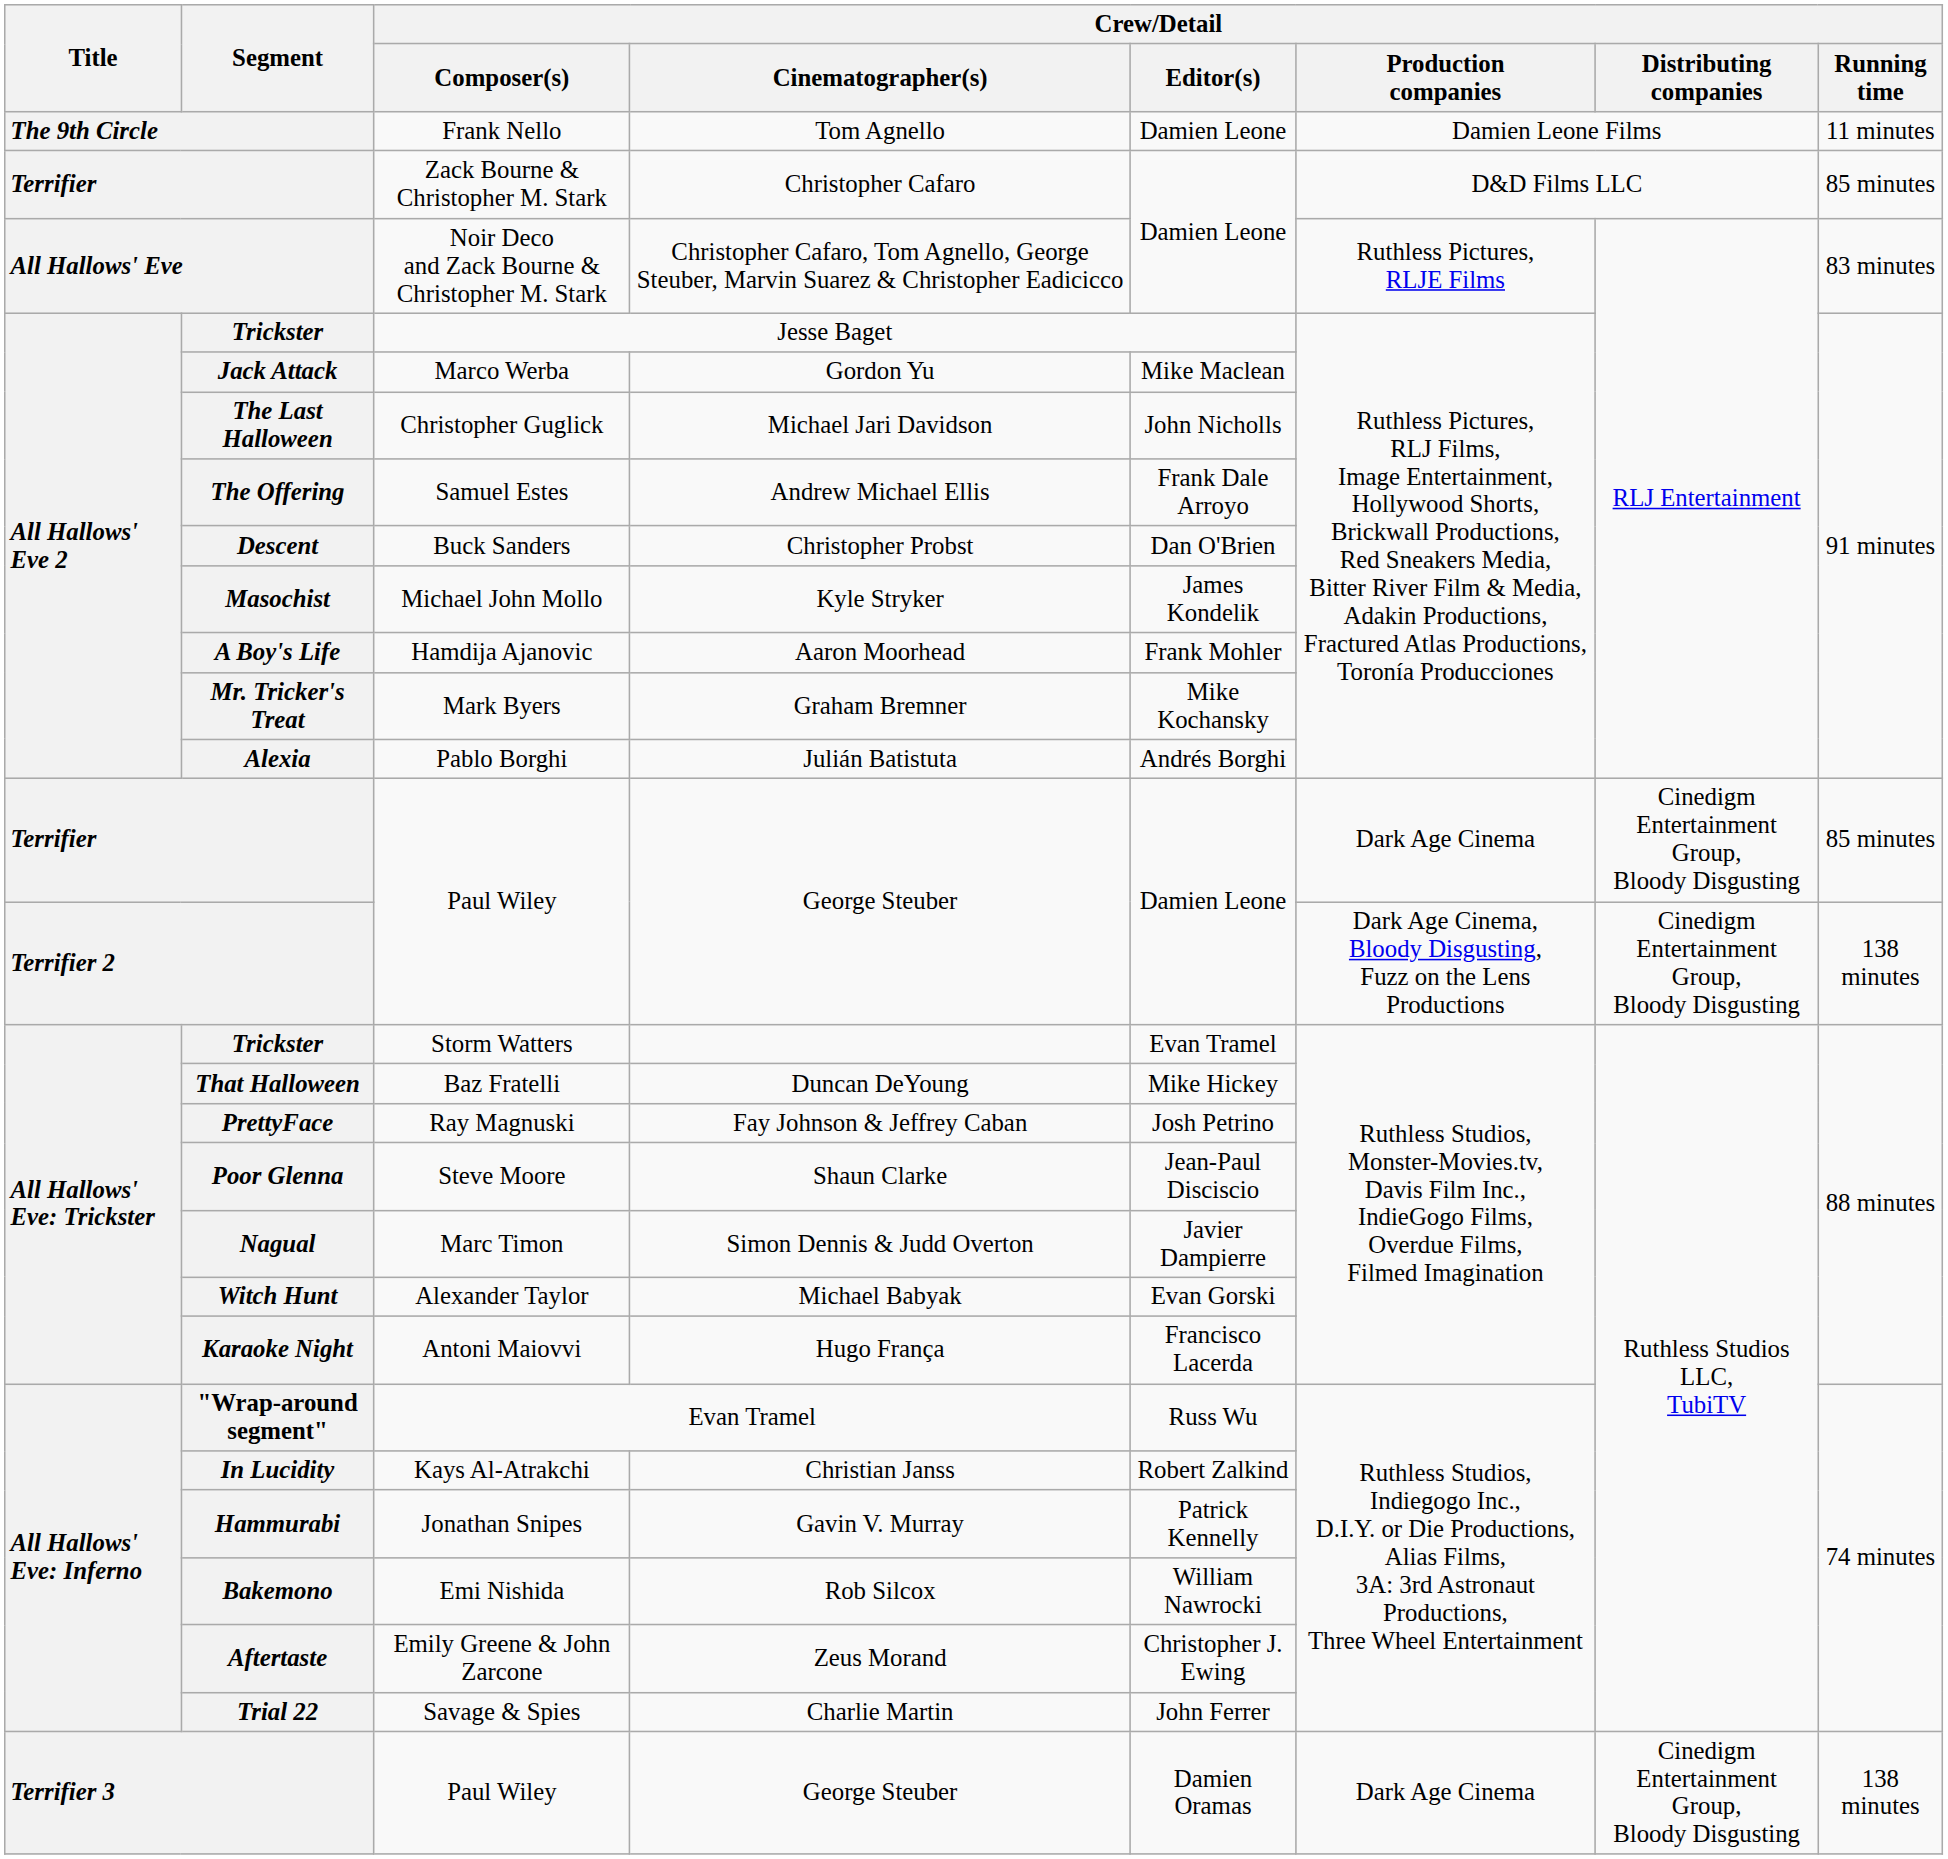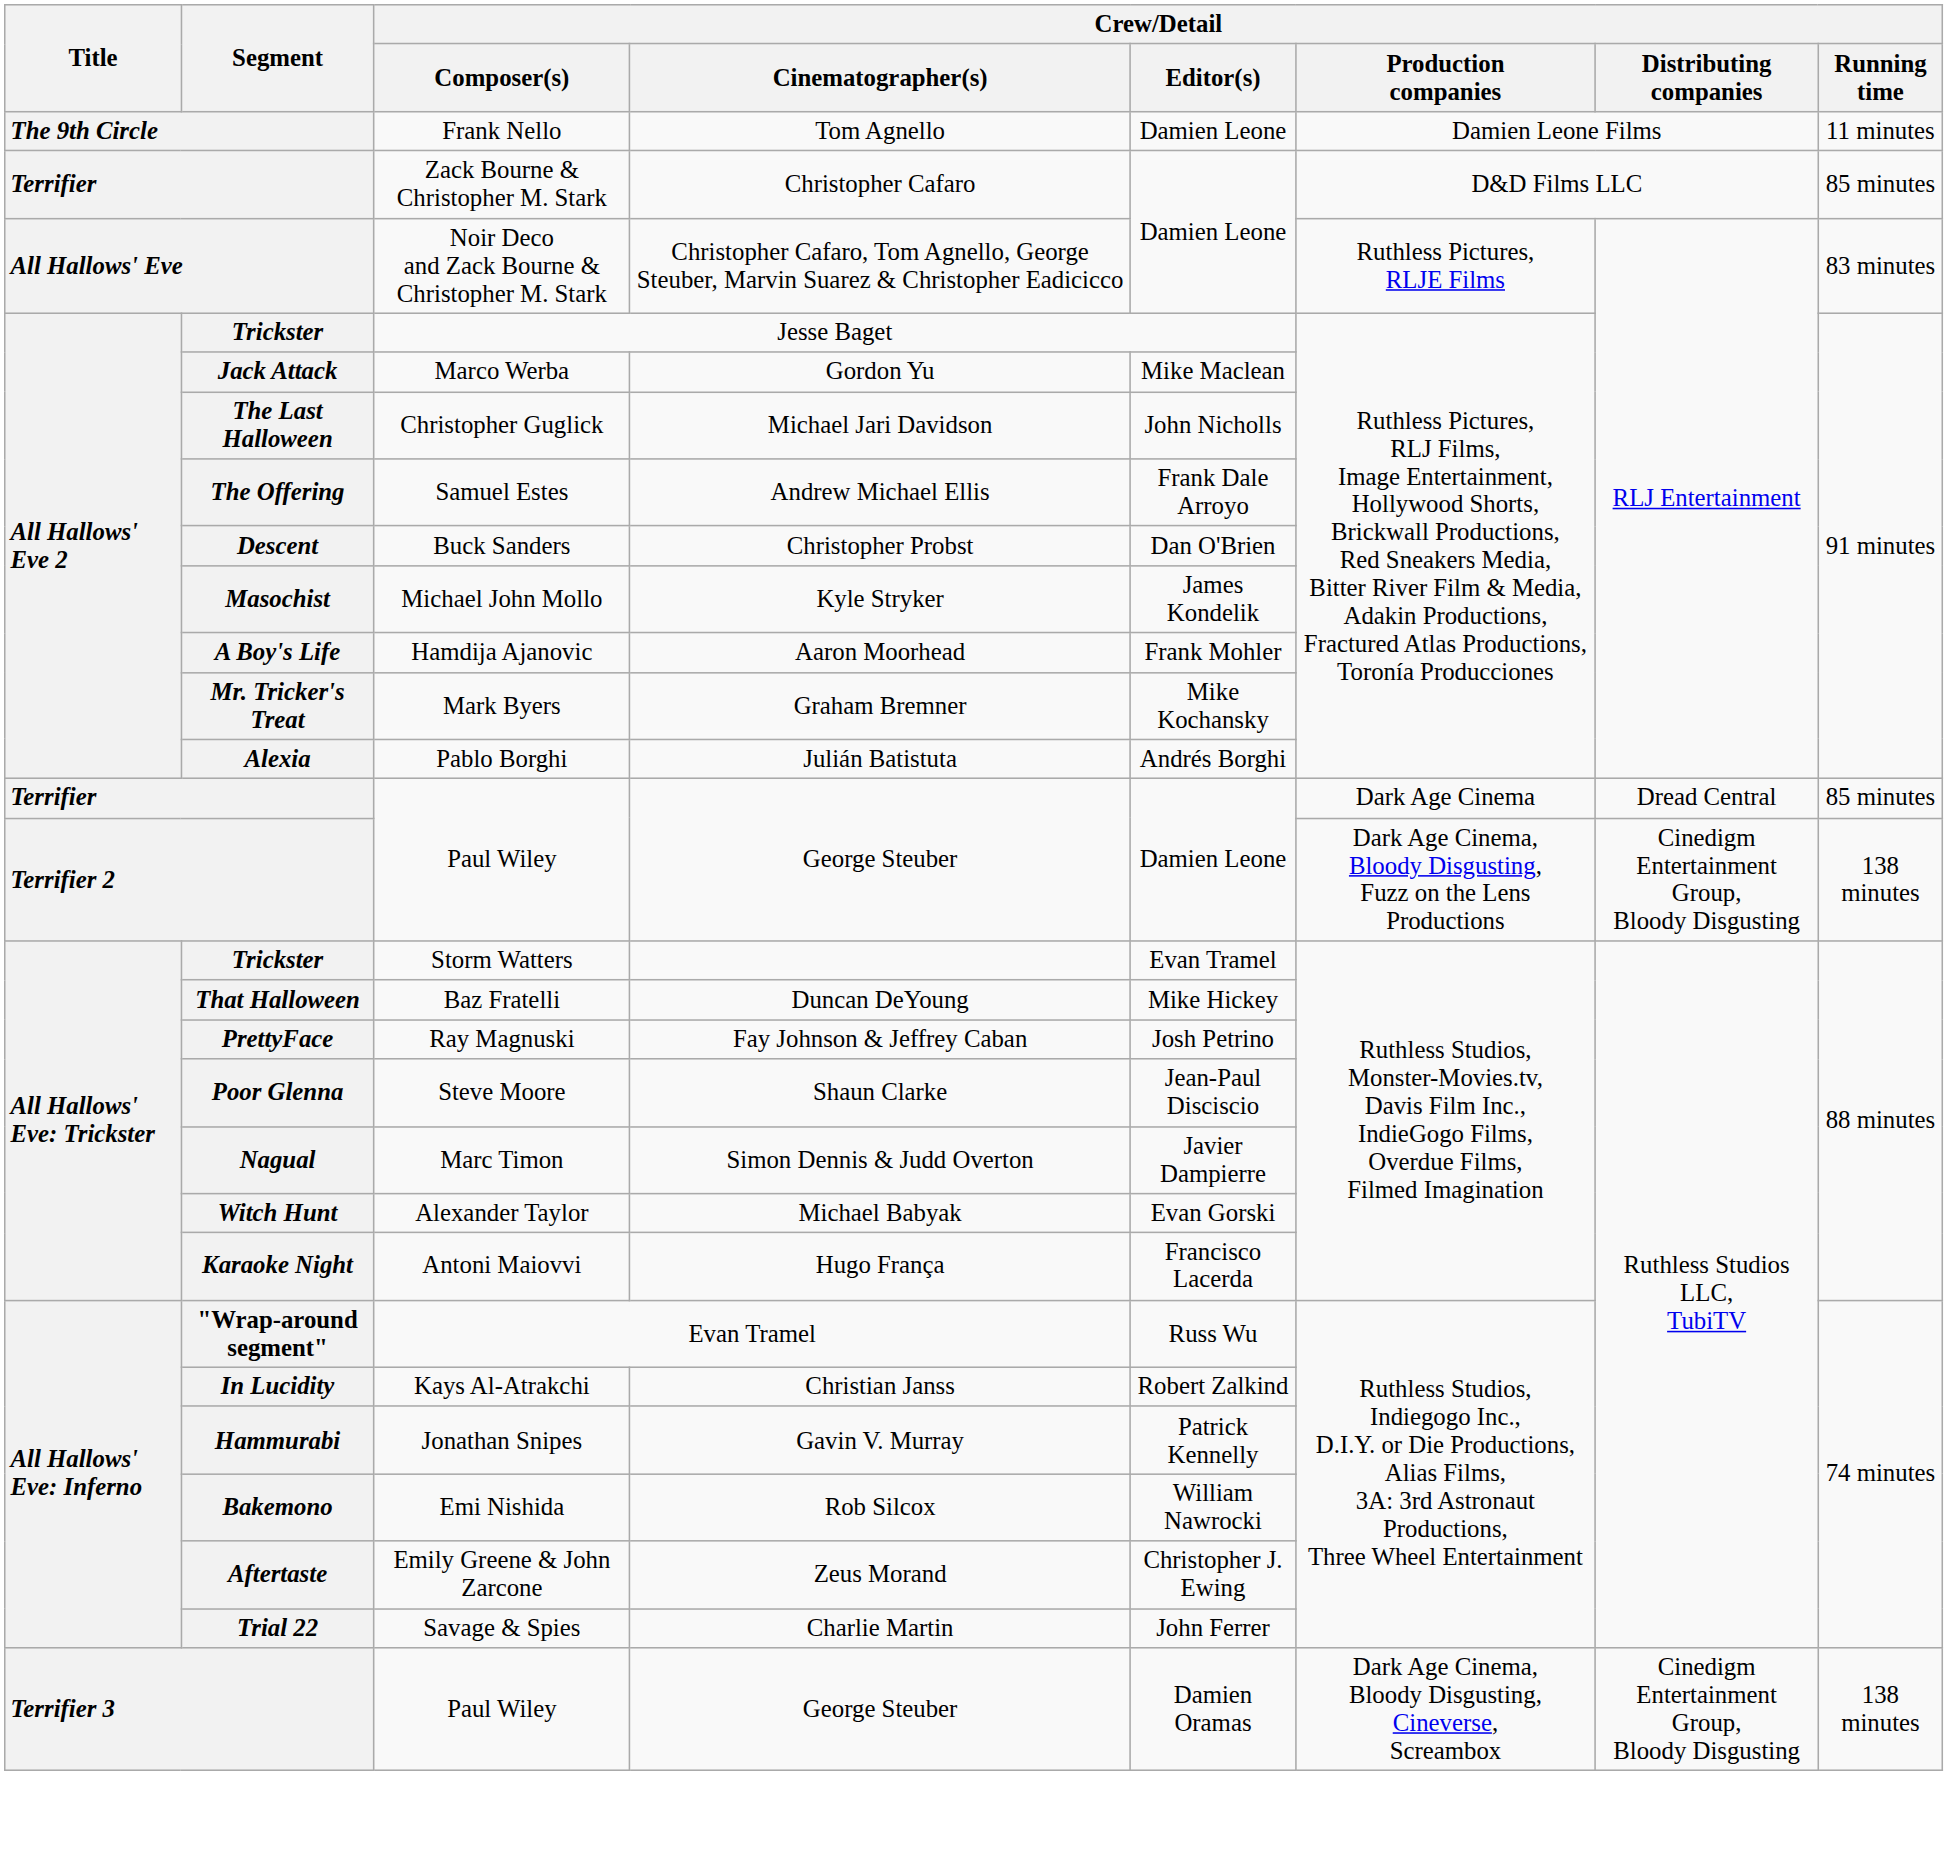(1707, 839) Cinedigm Entertainment Group, Bloody Disgusting -> (1707, 798) Dread Central
(1445, 1792) Dark Age Cinema -> (1445, 1708) Dark Age Cinema, Bloody Disgusting, Cineverse, Screambox
